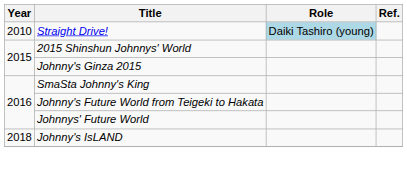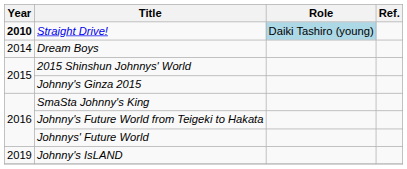(19, 31) normal -> (19, 31) bold
+ row: (68, 48)
(19, 137) 2018 -> (19, 155) 2019
